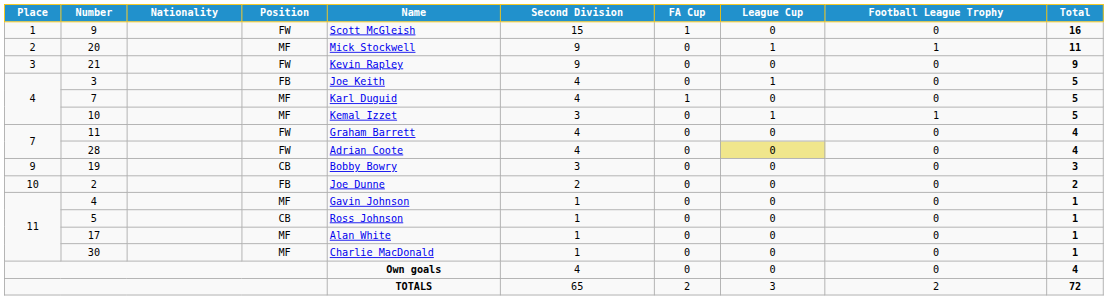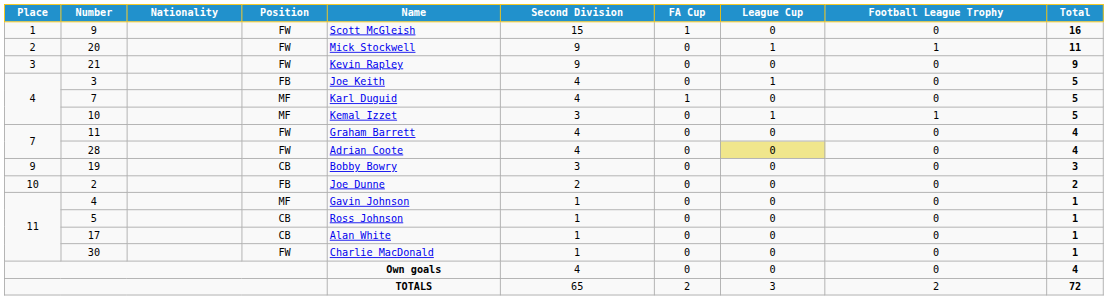(285, 47) MF -> (285, 47) FW
(285, 235) MF -> (285, 235) CB
(285, 252) MF -> (285, 252) FW
